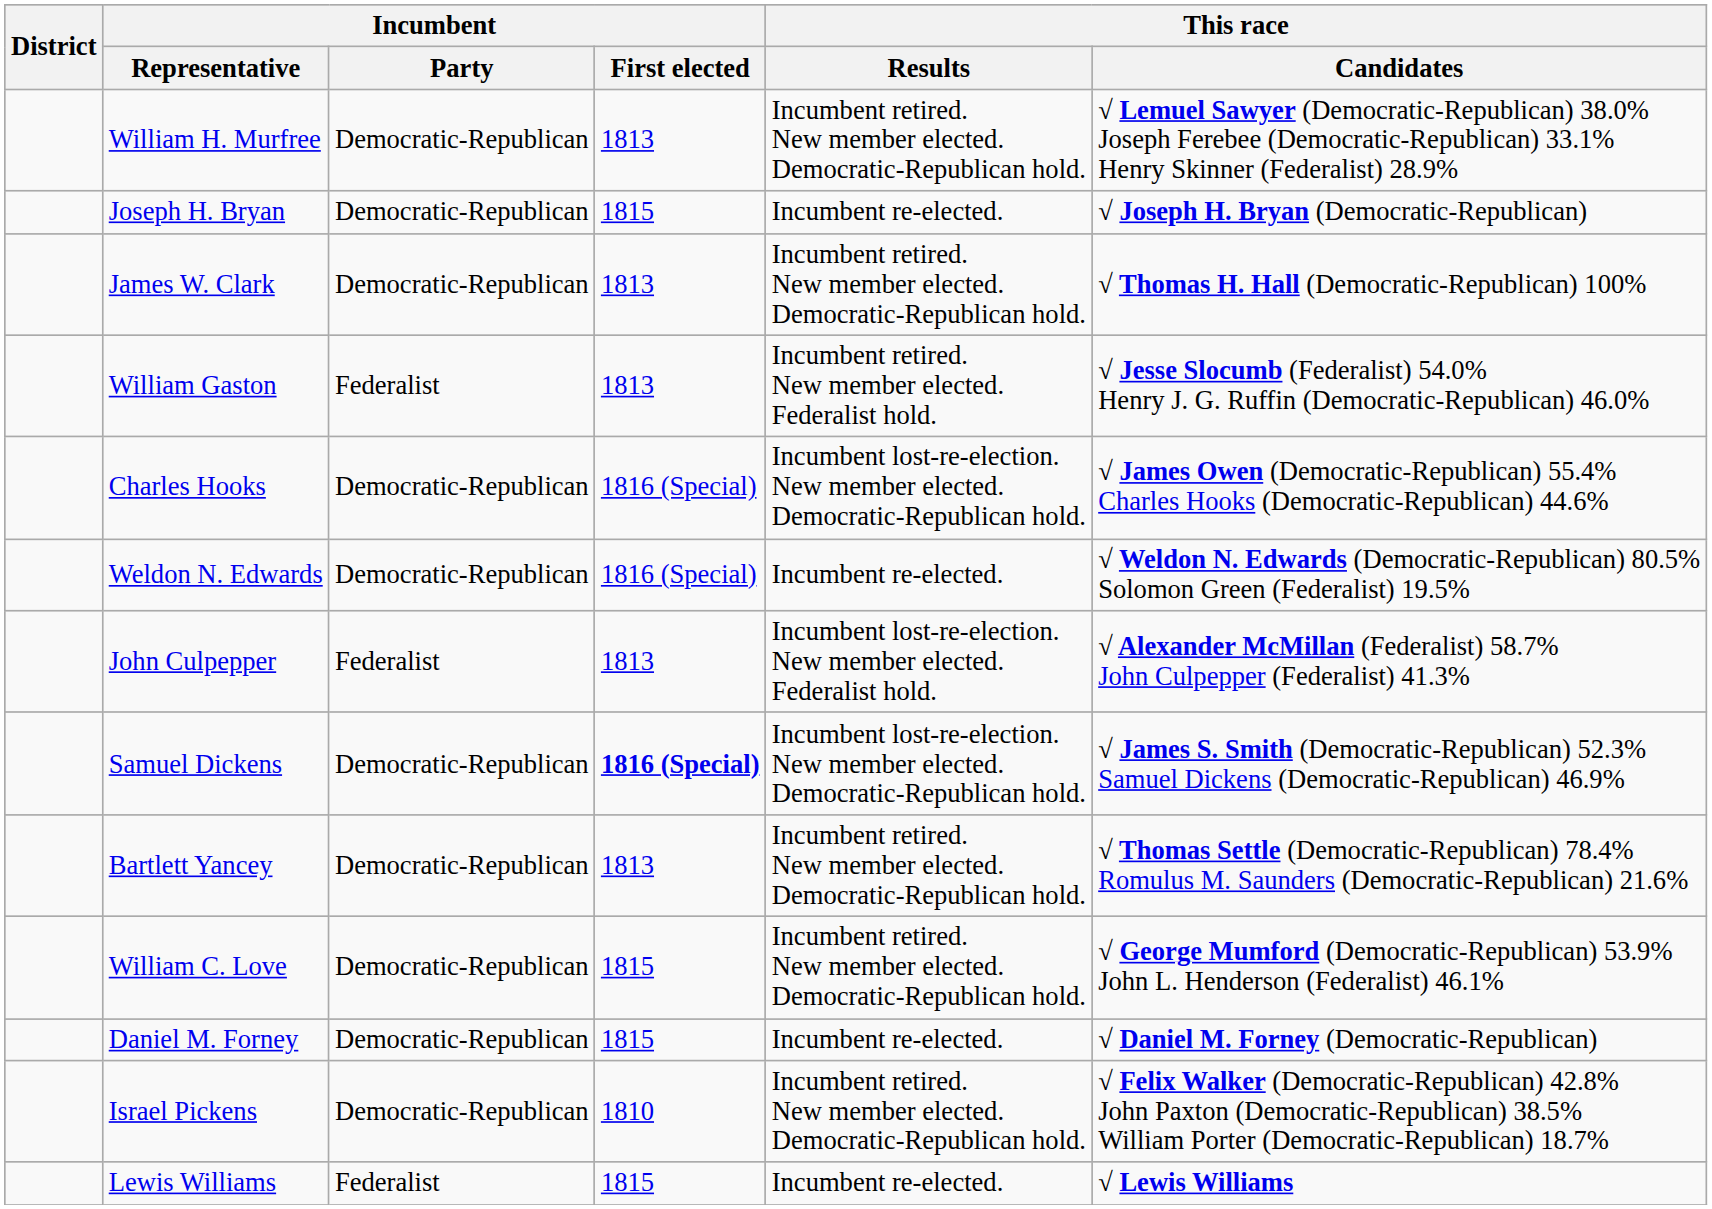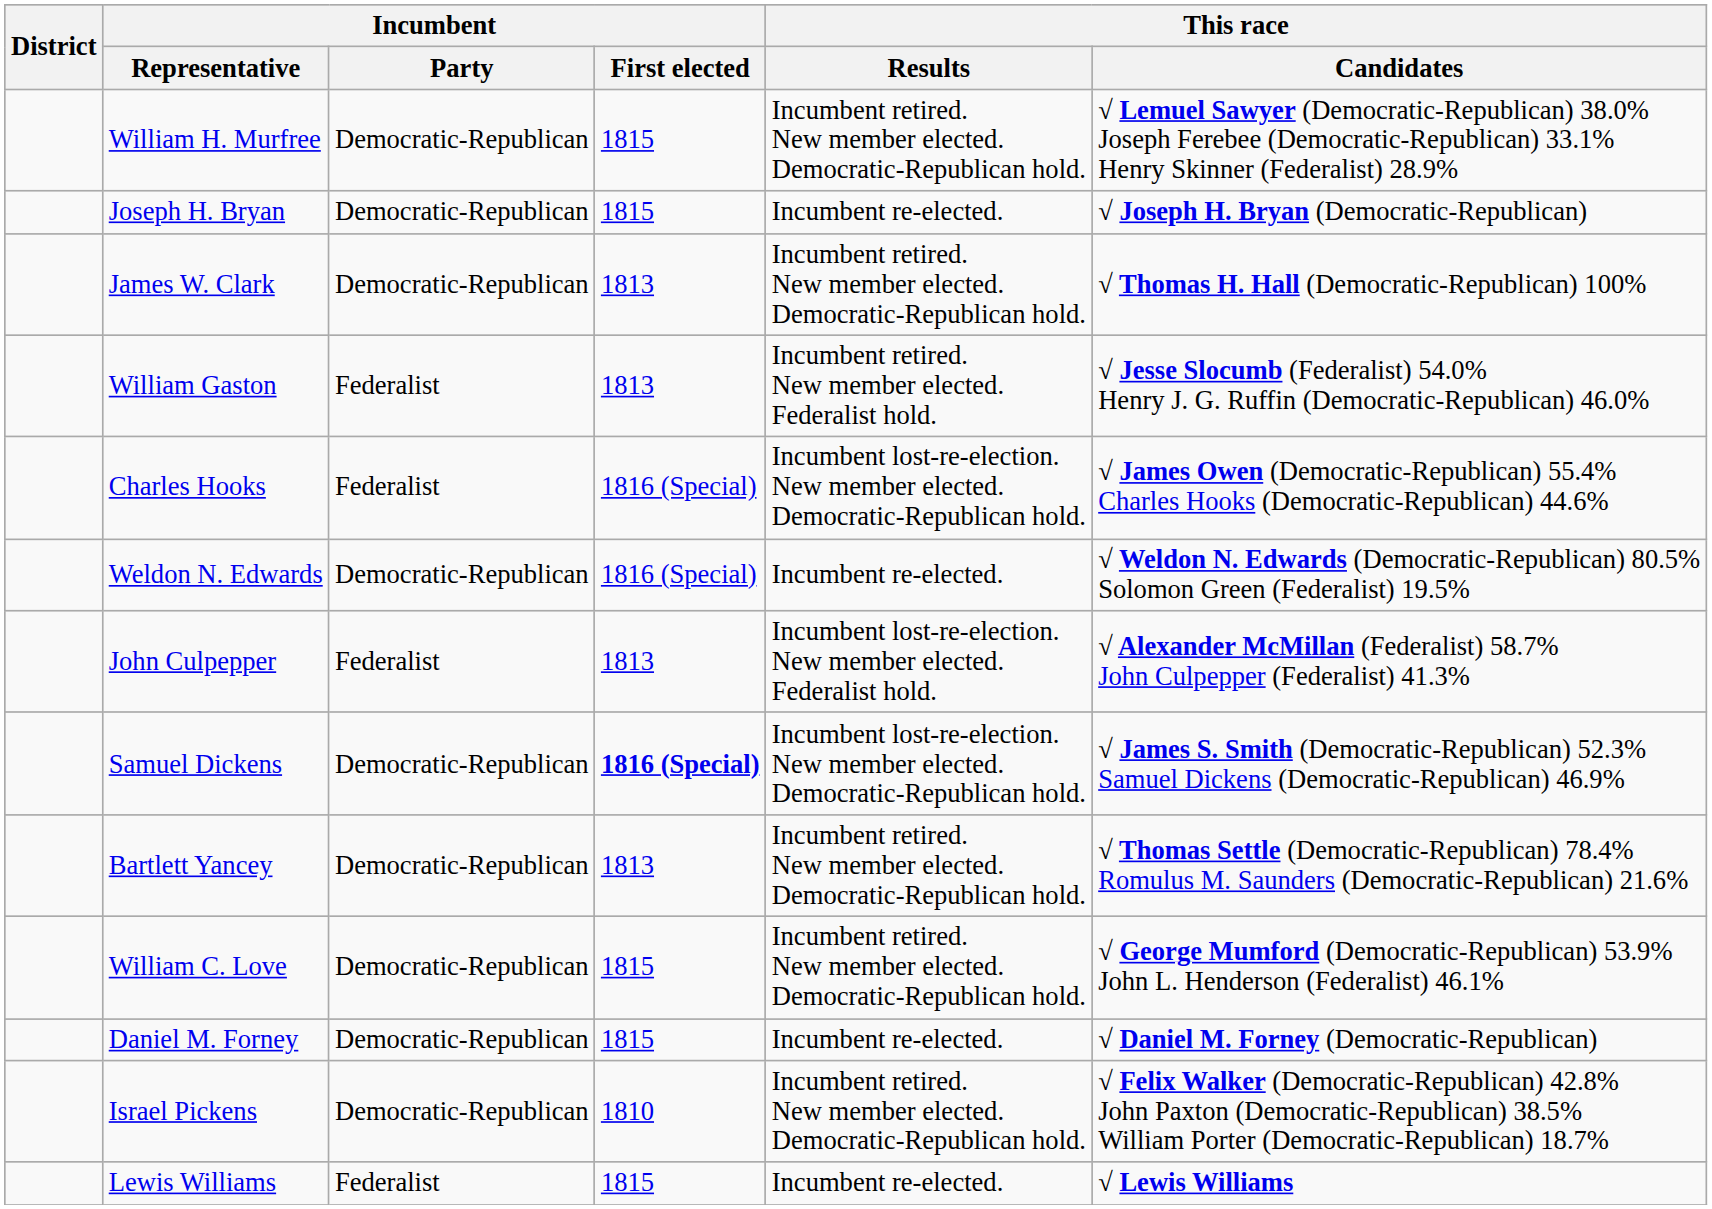(627, 139) 1813 -> (627, 139) 1815
(462, 487) Democratic-Republican -> (387, 487) Federalist
